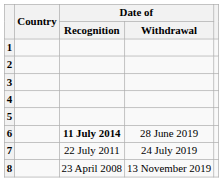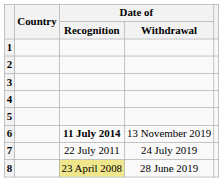(169, 133) 28 June 2019 -> (169, 133) 13 November 2019
(92, 168) no background -> (92, 168) khaki background
(169, 168) 13 November 2019 -> (169, 168) 28 June 2019
